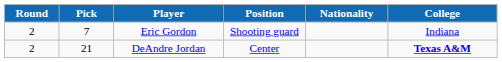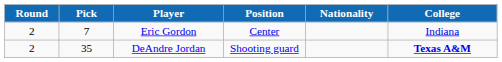(264, 31) Shooting guard -> (264, 31) Center
(86, 48) 21 -> (86, 48) 35
(264, 48) Center -> (264, 48) Shooting guard
